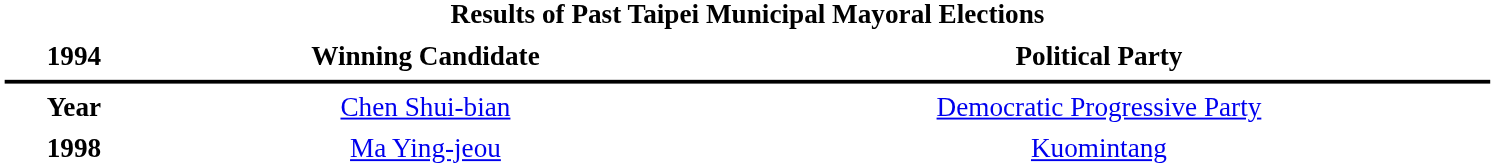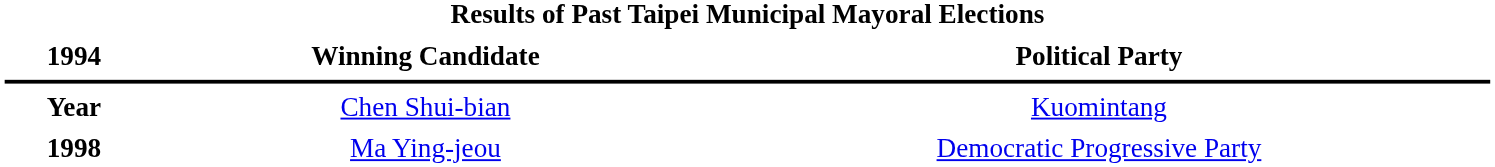(1099, 106) Democratic Progressive Party -> (1099, 106) Kuomintang
(1099, 148) Kuomintang -> (1099, 148) Democratic Progressive Party
